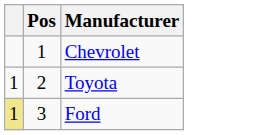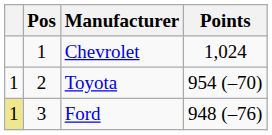+ column: (225, 20)
